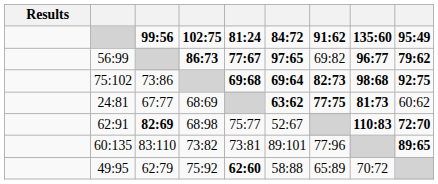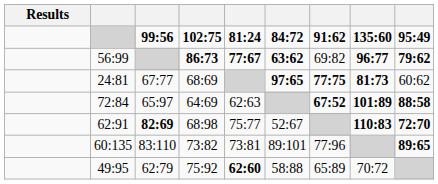(287, 59) 97:65 -> (287, 59) 63:62
- row: (113, 80)
(287, 102) 63:62 -> (287, 80) 97:65
+ row: (113, 102)
